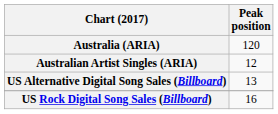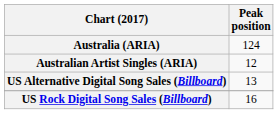(251, 44) 120 -> (251, 44) 124
